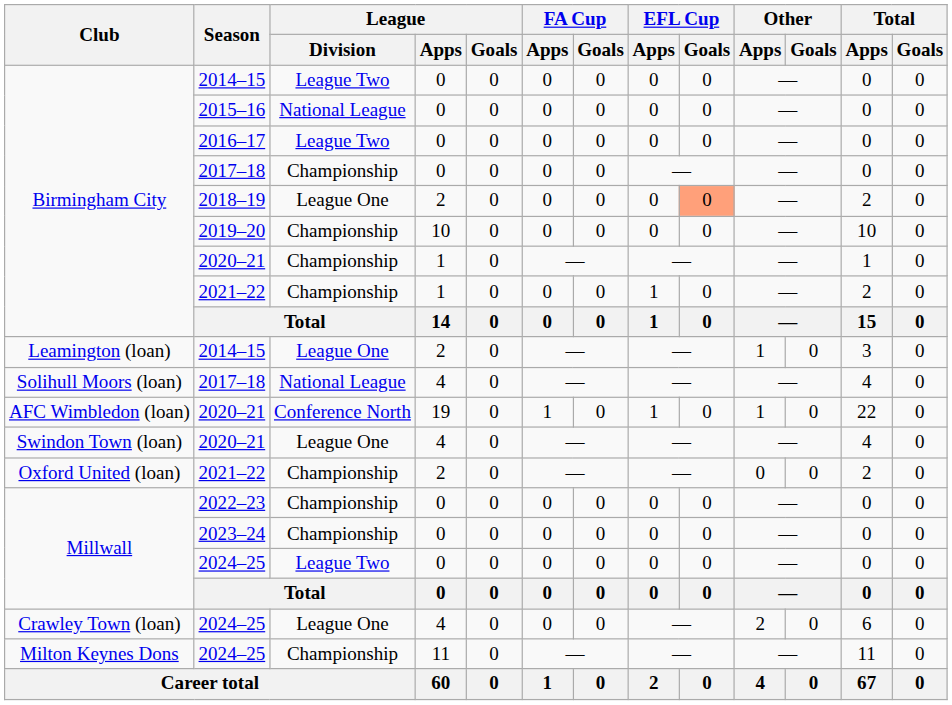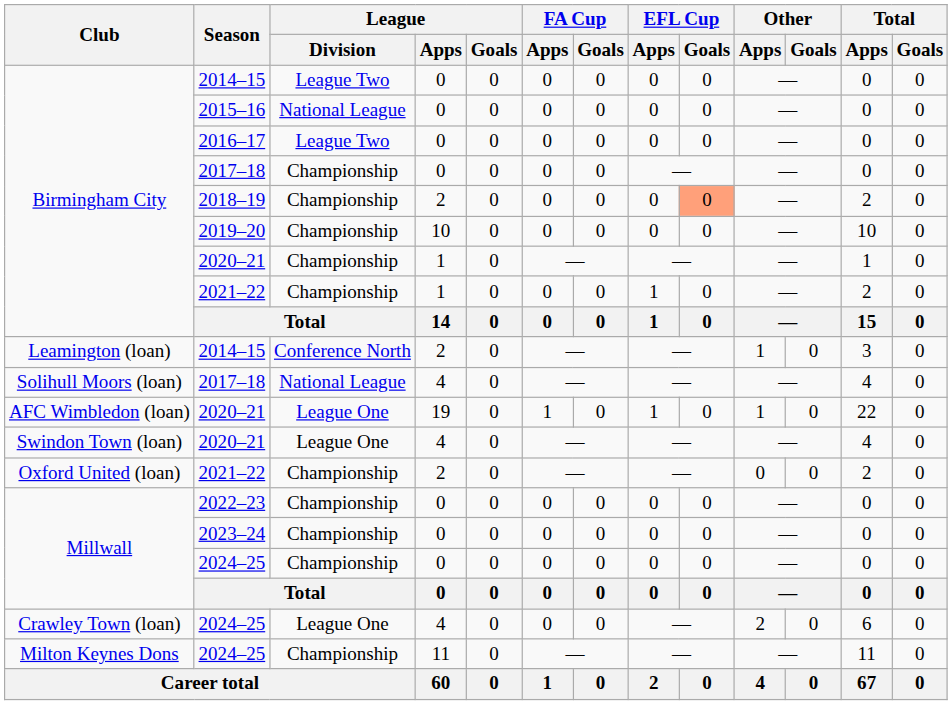(342, 200) League One -> (342, 200) Championship
(342, 351) League One -> (342, 351) Conference North
(342, 412) Conference North -> (342, 412) League One
(342, 563) League Two -> (342, 563) Championship
